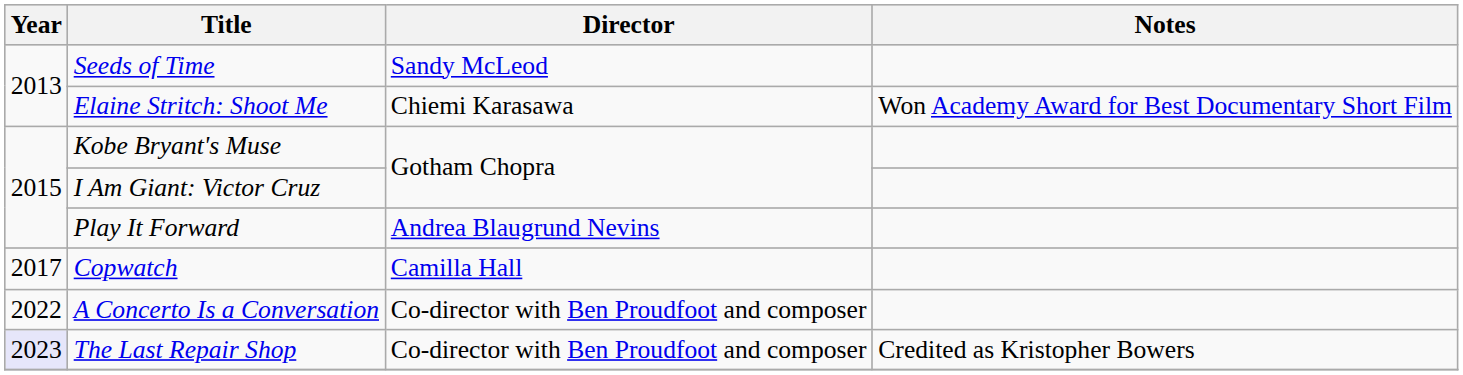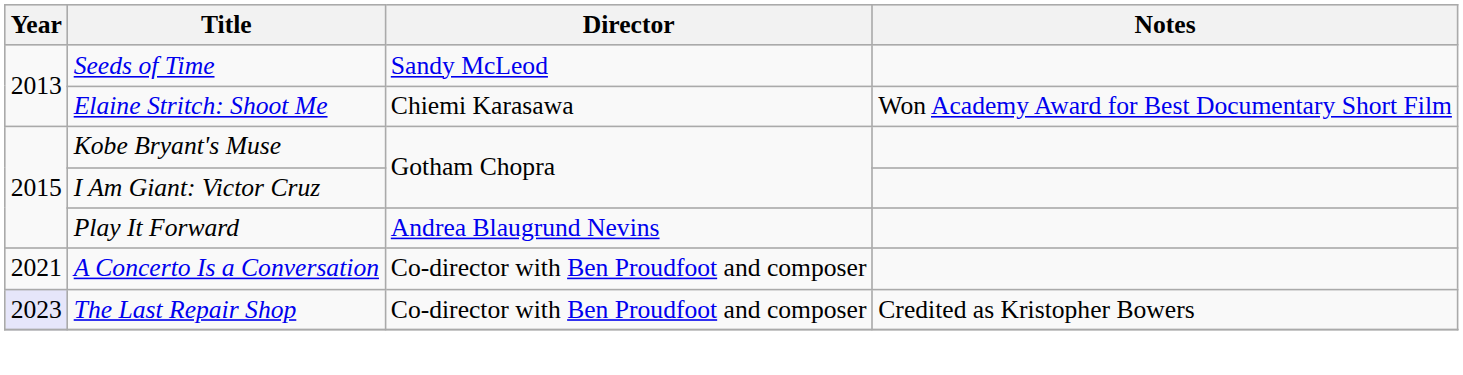- row: (126, 268)
(36, 308) 2022 -> (36, 268) 2021
